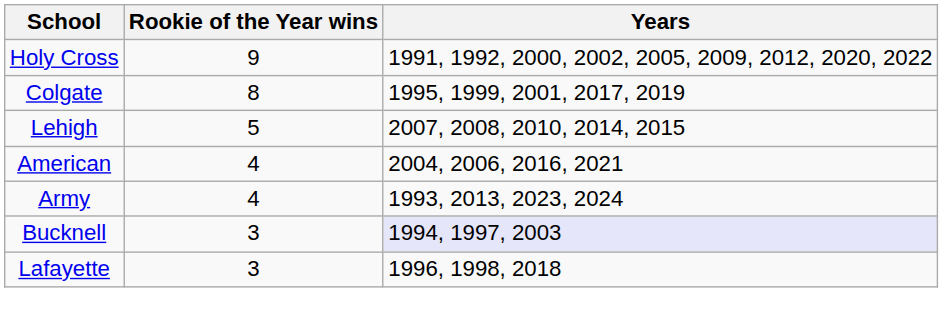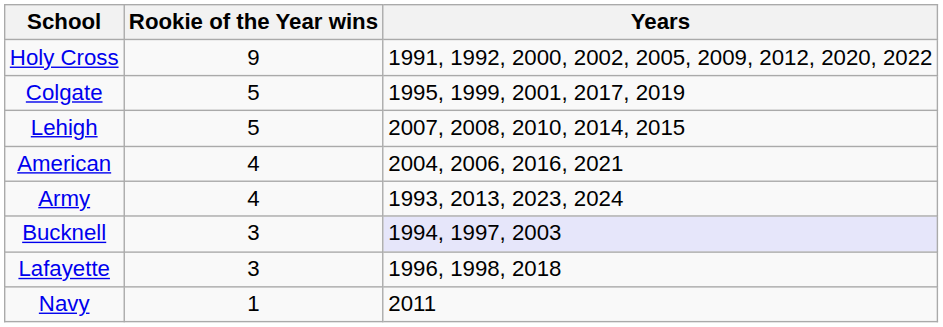(253, 92) 8 -> (253, 92) 5
+ row: (64, 304)
